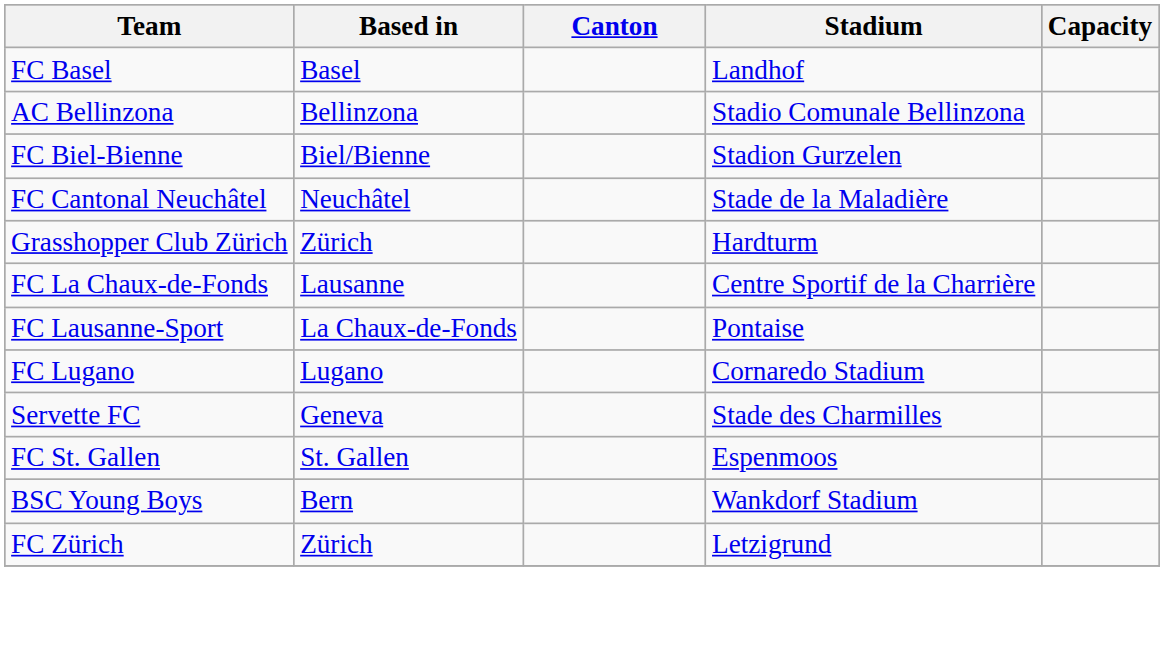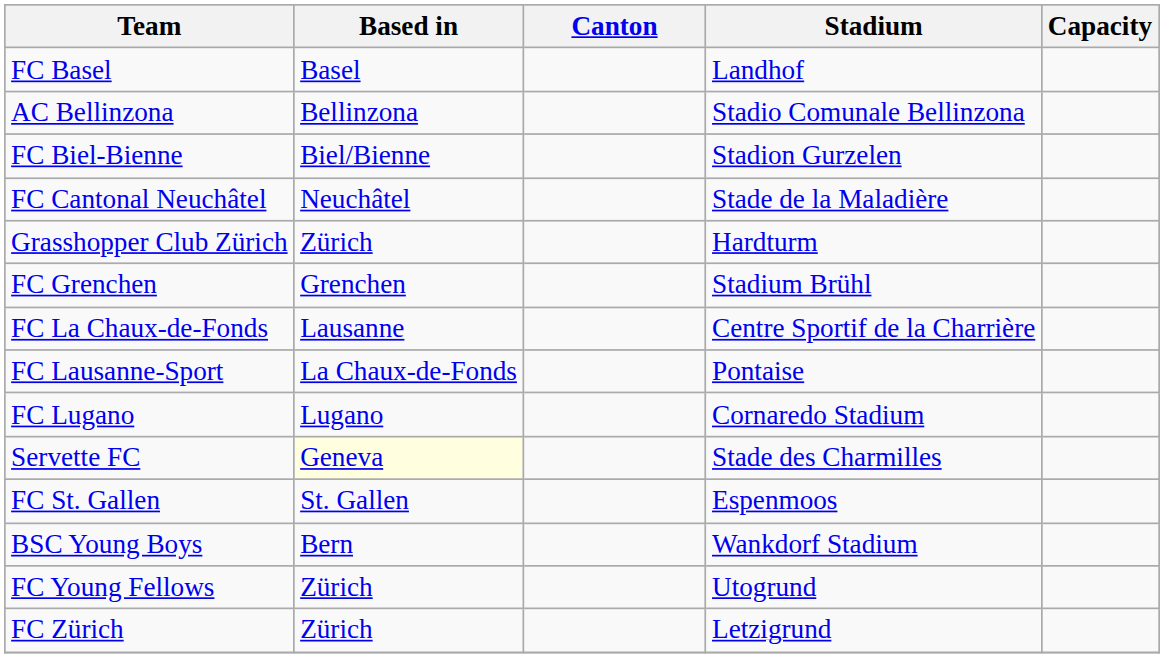+ row: (84, 284)
(342, 414) no background -> (342, 457) lightyellow background
+ row: (113, 586)
